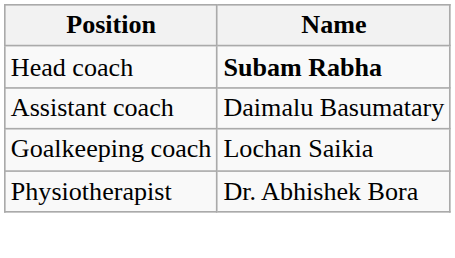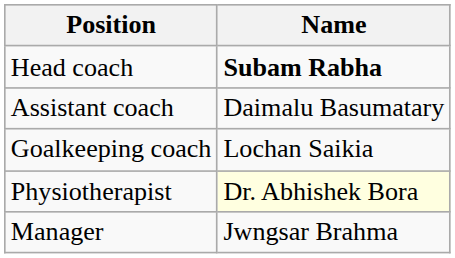(321, 190) no background -> (321, 190) lightyellow background
+ row: (57, 231)
